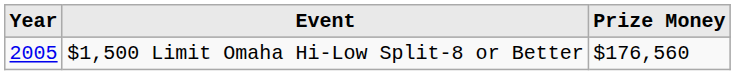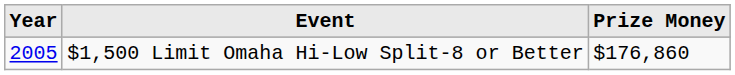(641, 54) $176,560 -> (641, 54) $176,860
